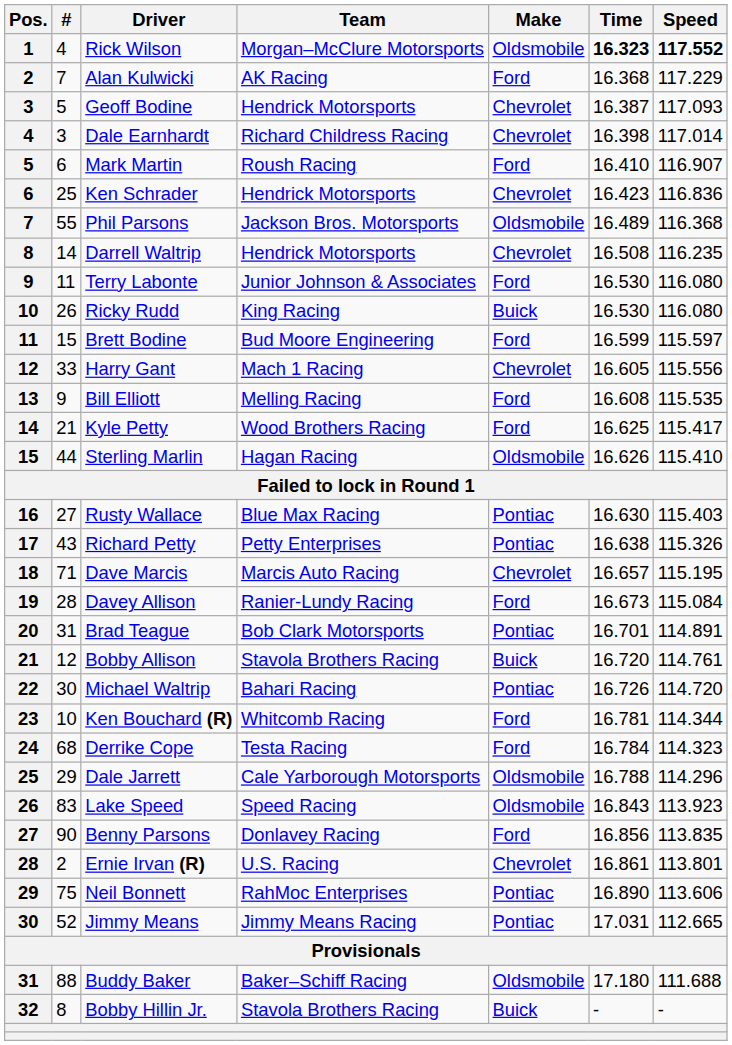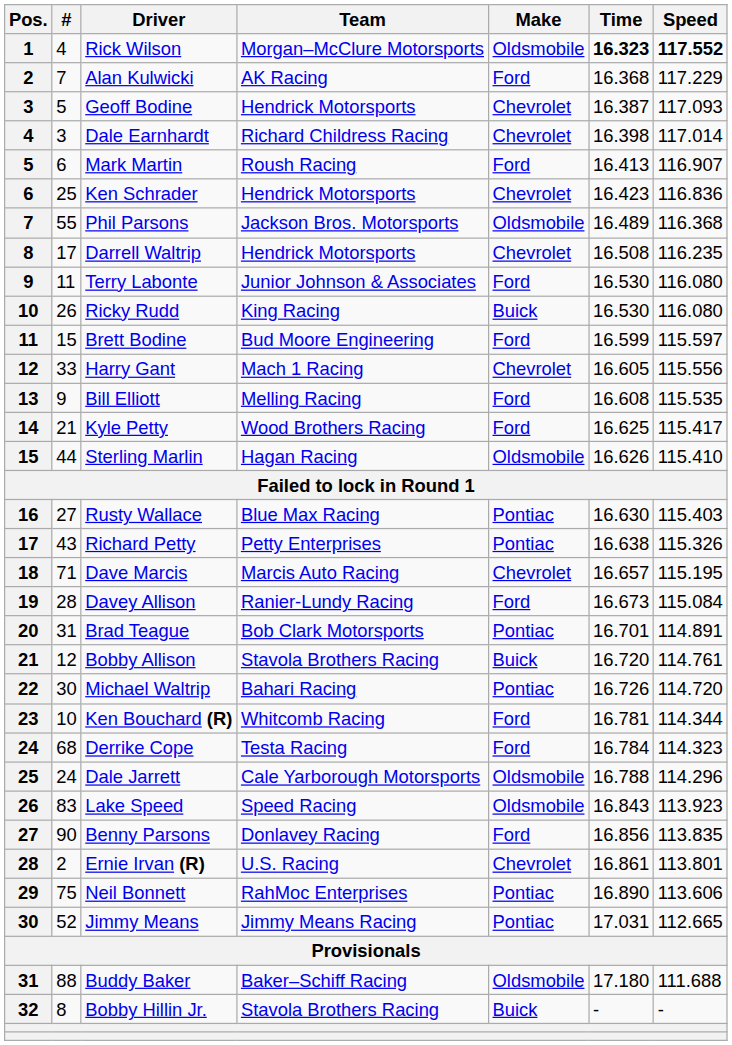(621, 165) 16.410 -> (621, 165) 16.413
(66, 252) 14 -> (66, 252) 17
(66, 776) 29 -> (66, 776) 24
